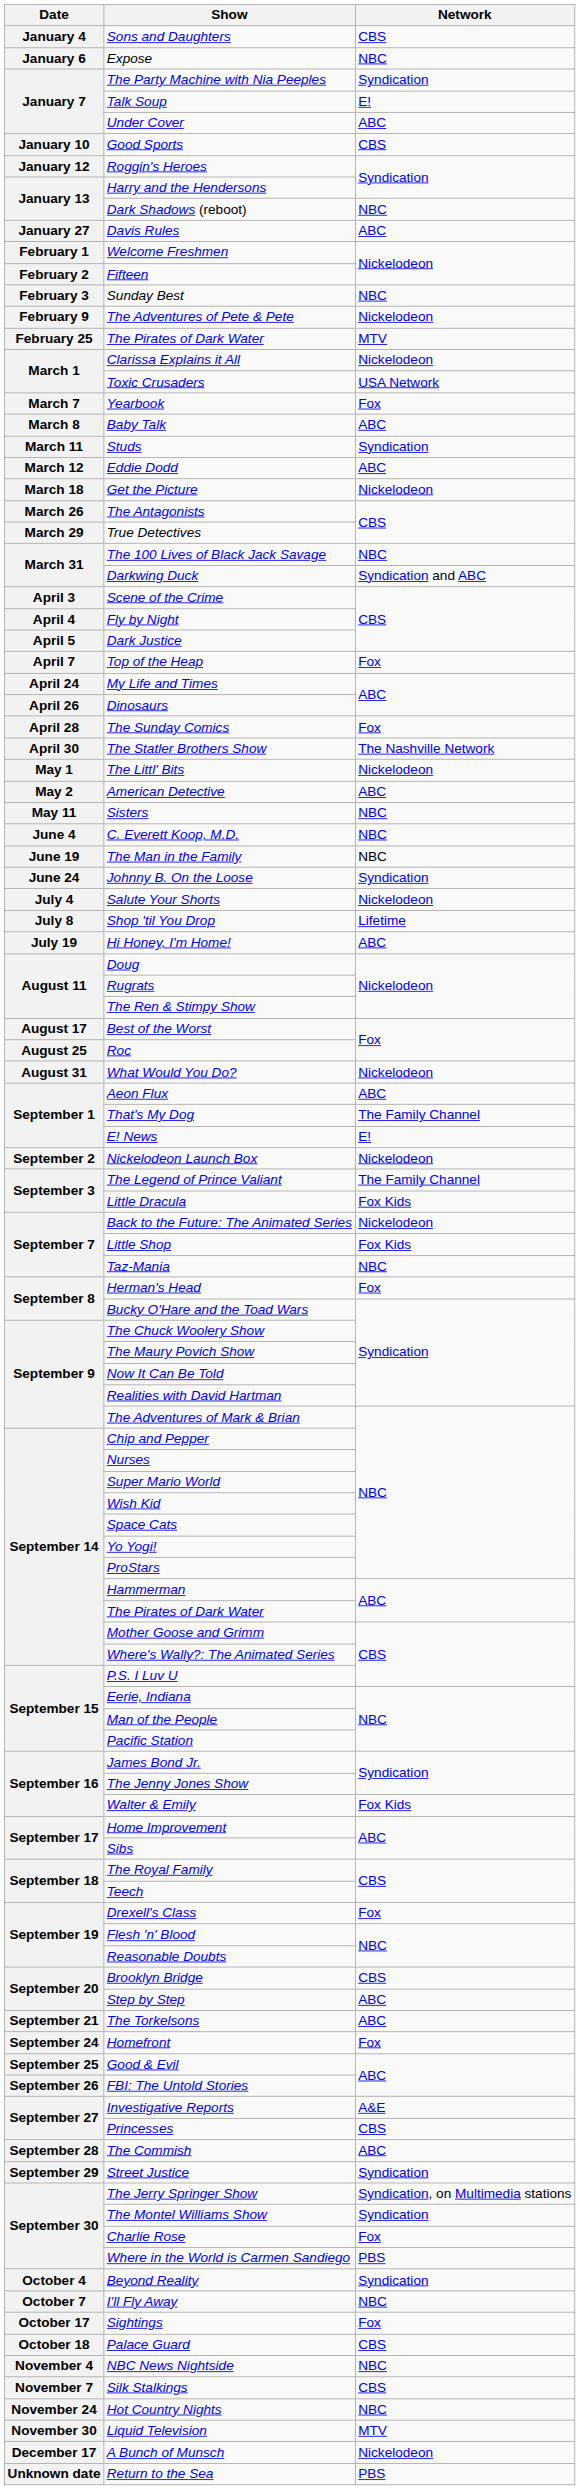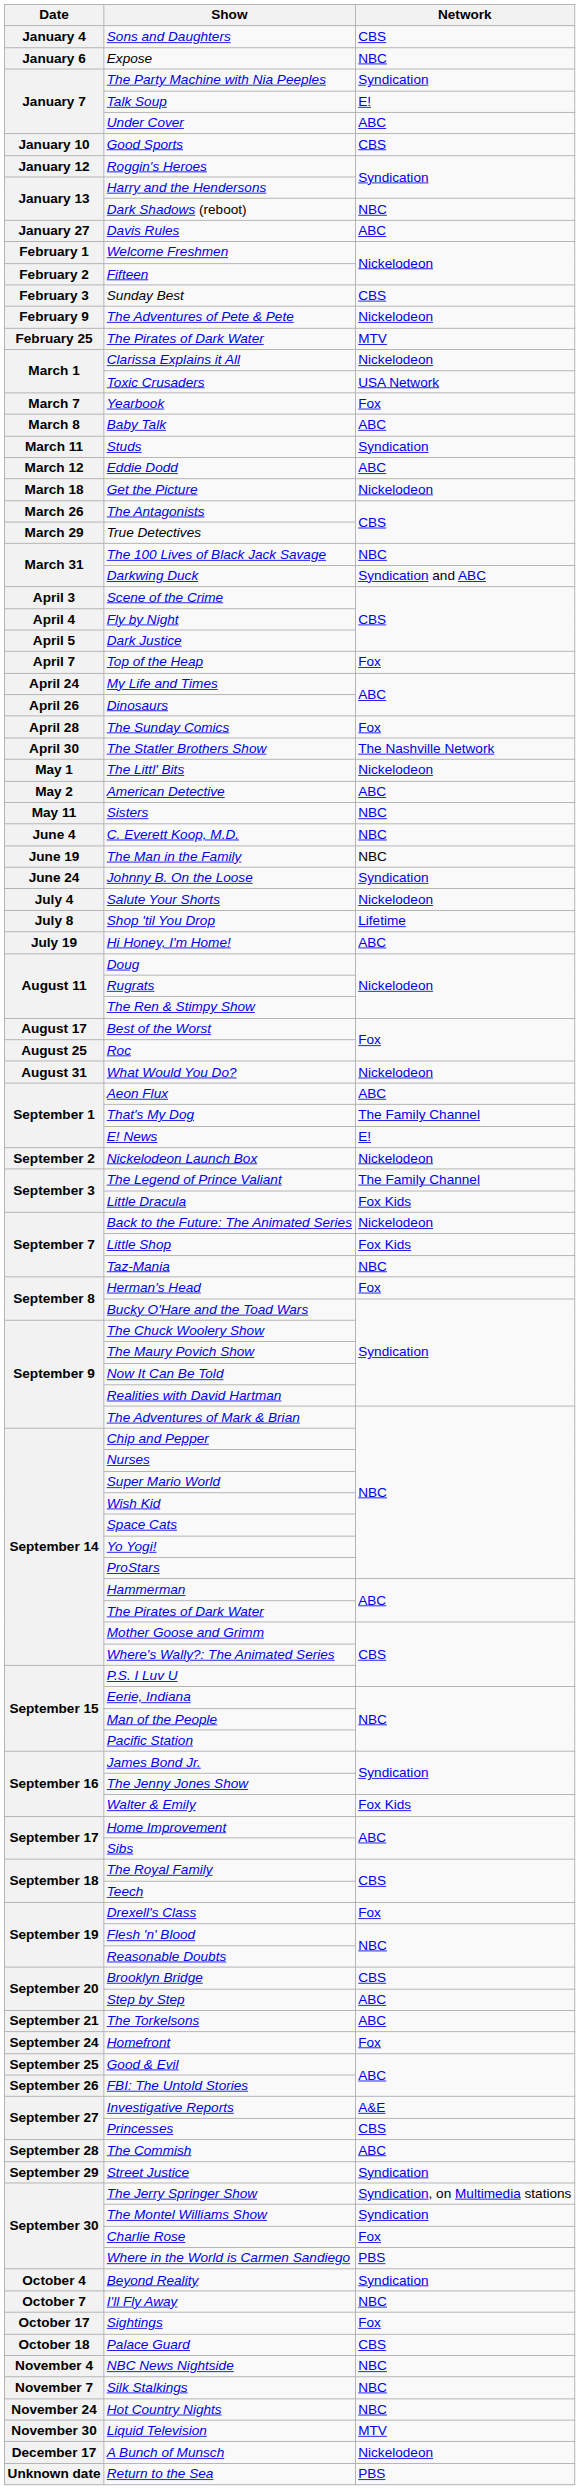(373, 295) NBC -> (372, 295) CBS
(372, 2387) CBS -> (373, 2387) NBC
